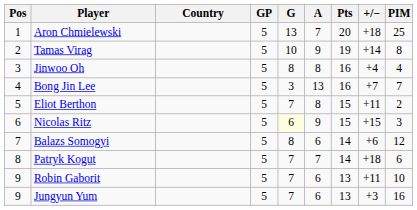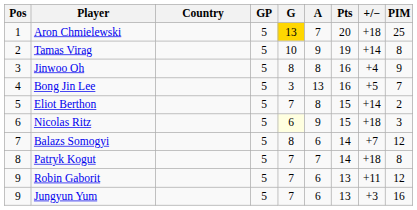(291, 31) no background -> (291, 31) gold background
(399, 68) 4 -> (399, 68) 9
(372, 86) +7 -> (372, 86) +5
(372, 104) +11 -> (372, 104) +14
(372, 123) +15 -> (372, 123) +18
(372, 141) +6 -> (372, 141) +7
(399, 159) 6 -> (399, 159) 8
(399, 178) 10 -> (399, 178) 12
